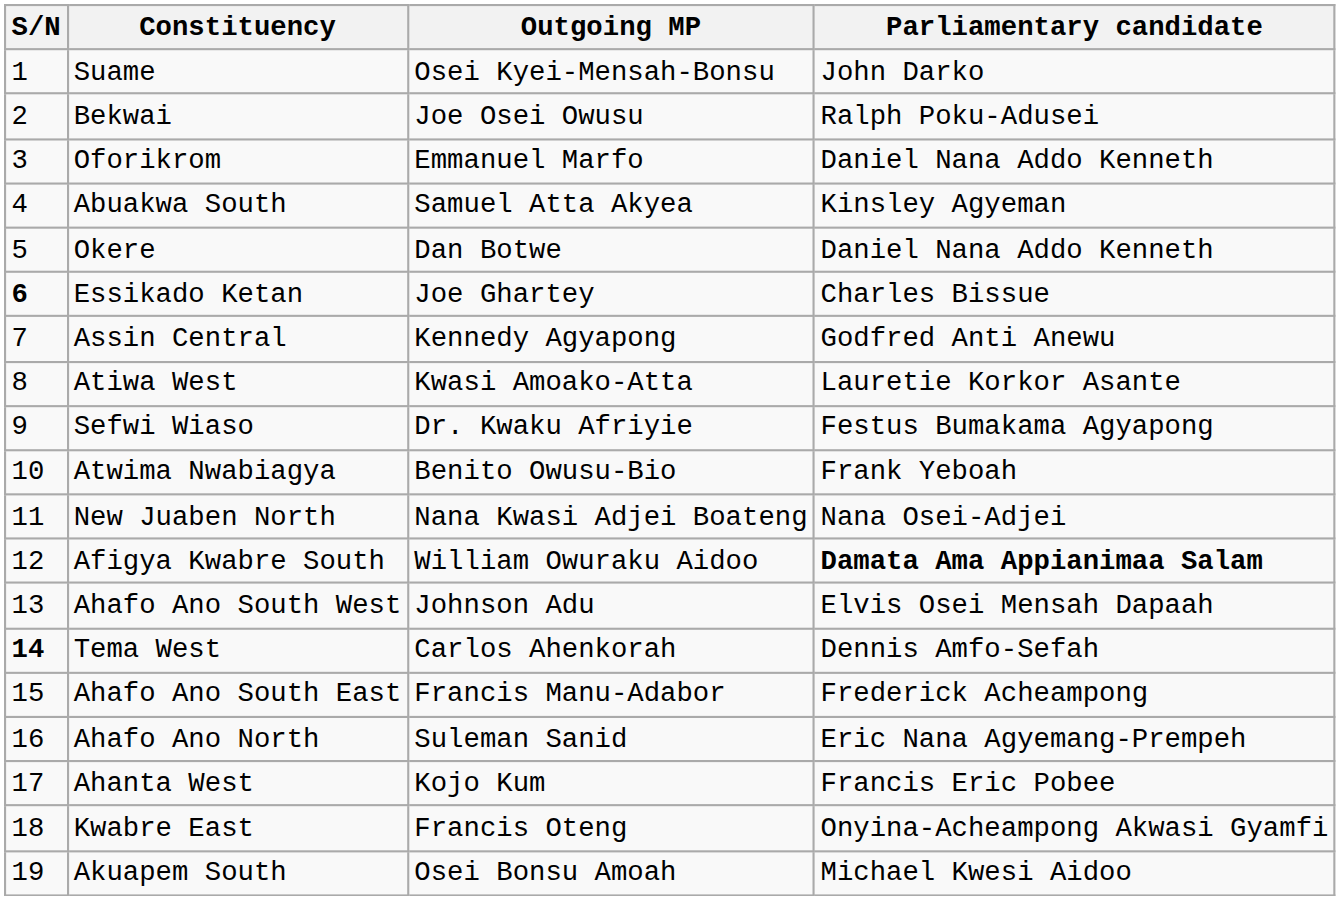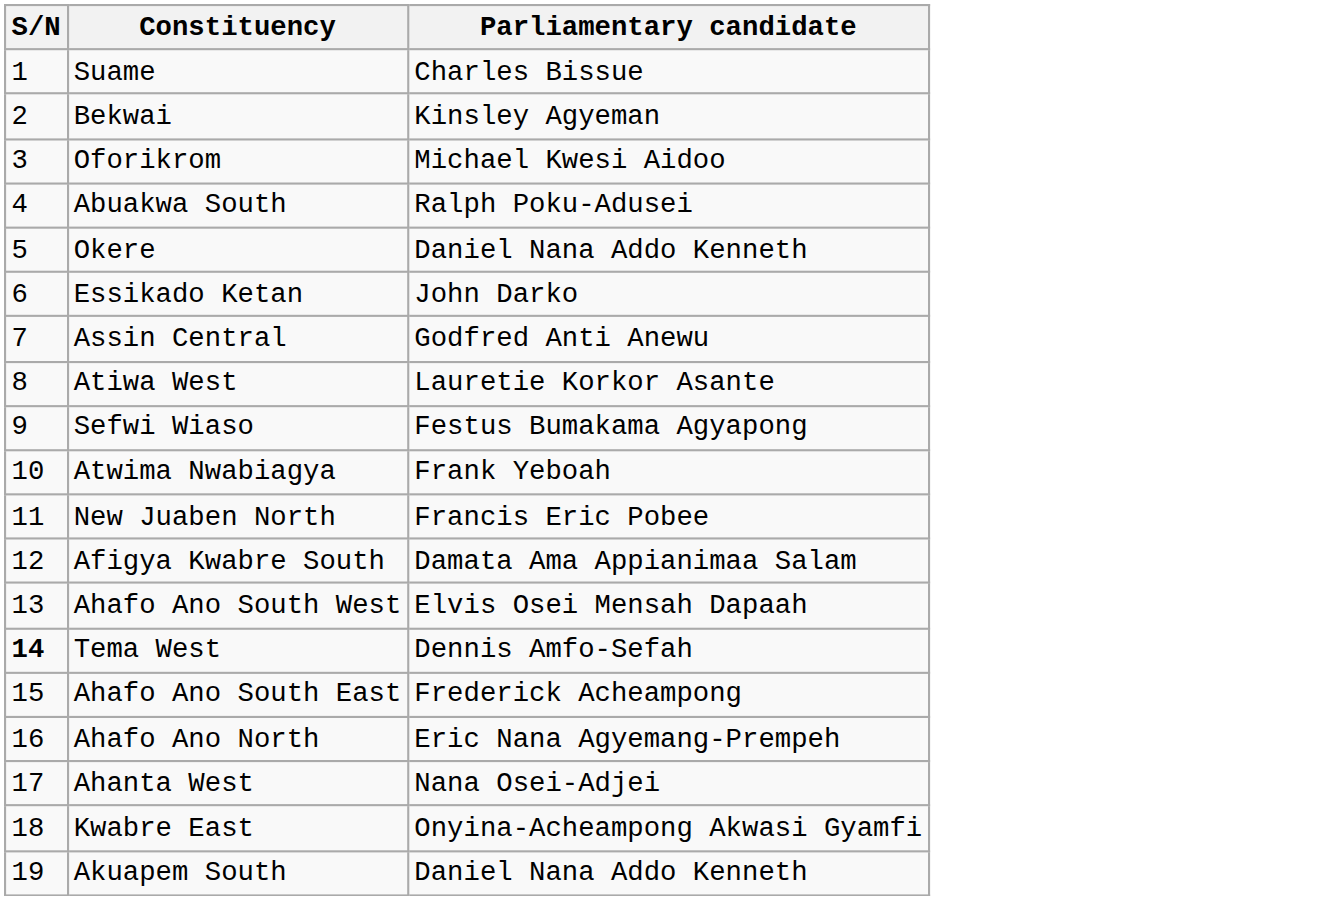- column: (611, 27)
(902, 72) John Darko -> (529, 72) Charles Bissue
(960, 116) Ralph Poku-Adusei -> (537, 116) Kinsley Agyeman
(1017, 161) Daniel Nana Addo Kenneth -> (570, 161) Michael Kwesi Aidoo
(943, 205) Kinsley Agyeman -> (554, 205) Ralph Poku-Adusei
(20, 294) bold -> (20, 294) normal
(935, 294) Charles Bissue -> (496, 294) John Darko
(943, 517) Nana Osei-Adjei -> (562, 517) Francis Eric Pobee
(1042, 561) bold -> (636, 561) normal
(968, 784) Francis Eric Pobee -> (537, 784) Nana Osei-Adjei
(976, 873) Michael Kwesi Aidoo -> (611, 873) Daniel Nana Addo Kenneth
